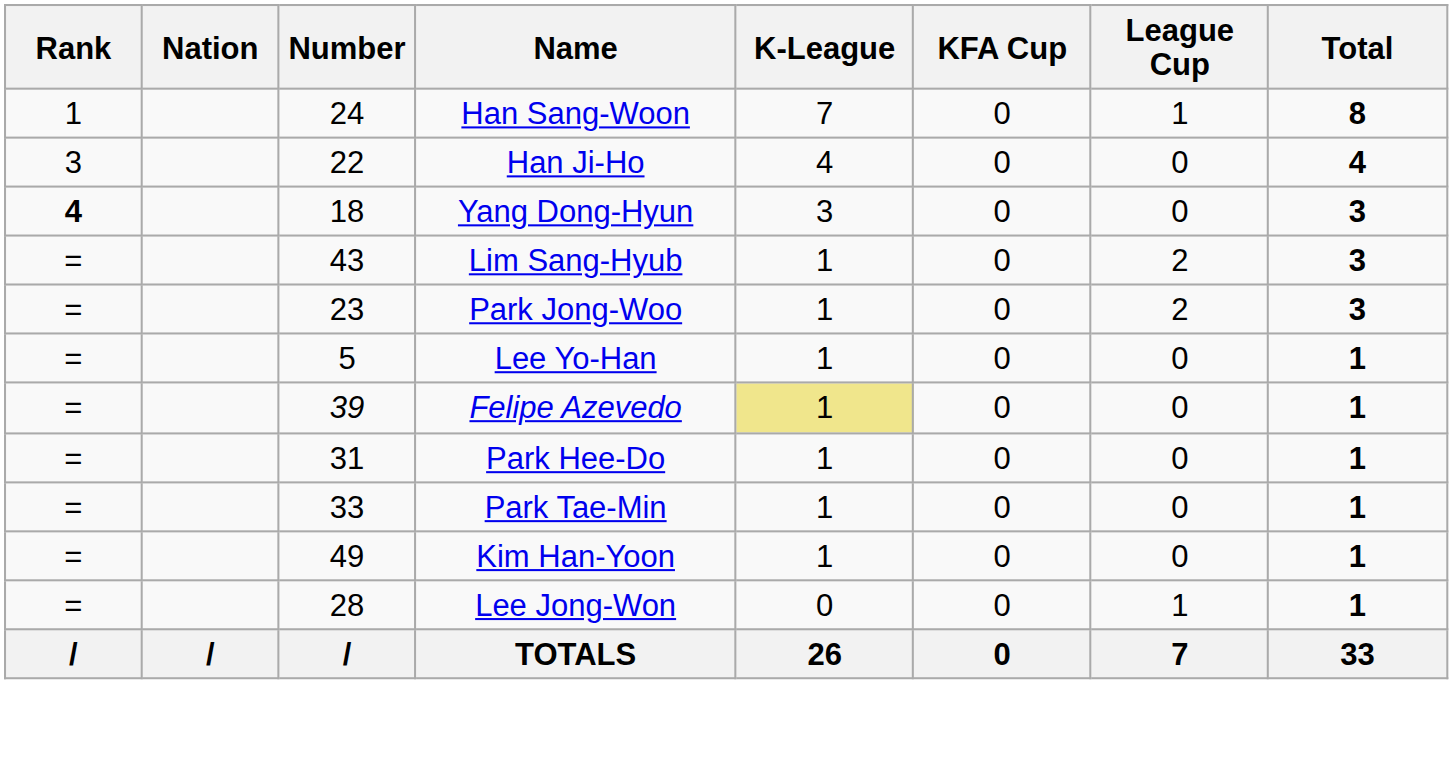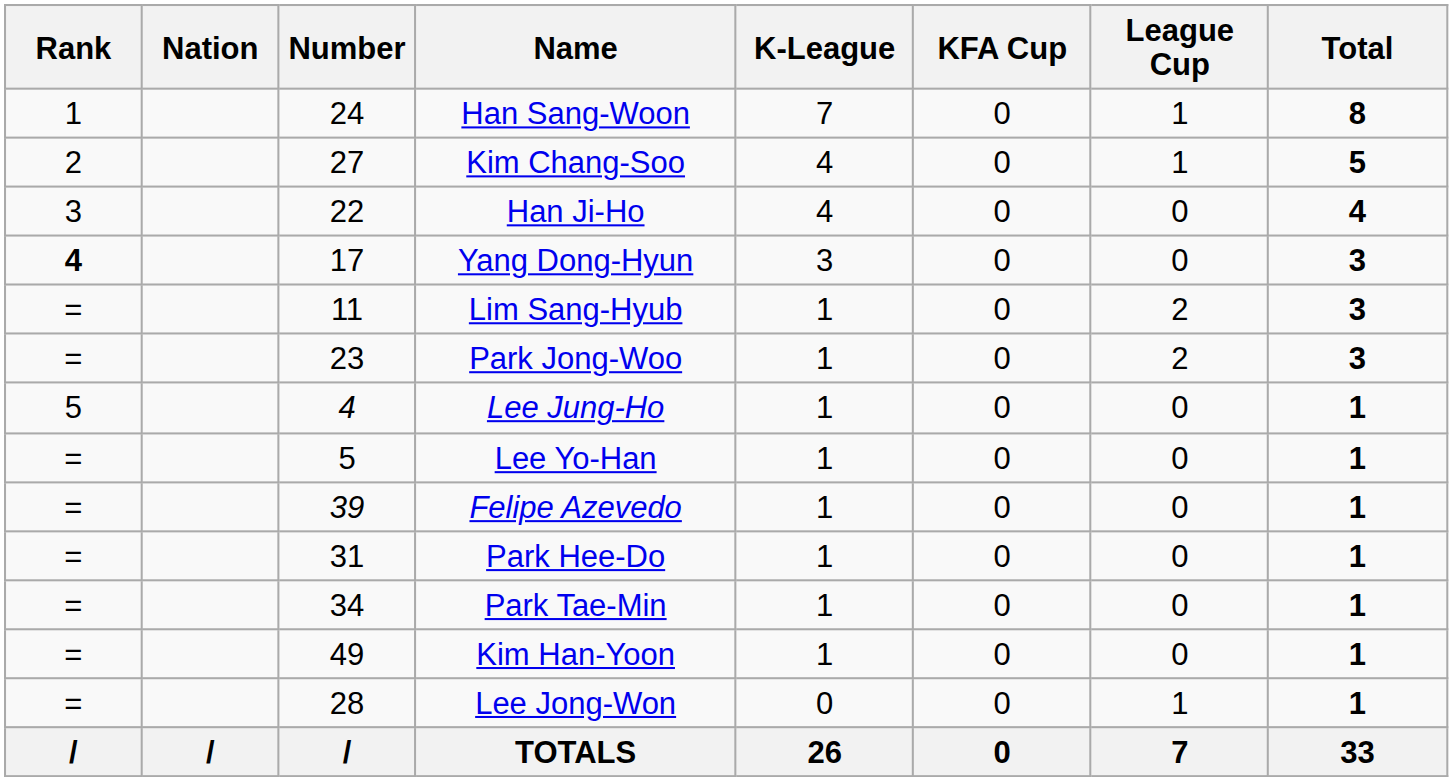+ row: (576, 163)
(347, 212) 18 -> (347, 261) 17
(347, 261) 43 -> (347, 310) 11
+ row: (576, 408)
(825, 408) khaki background -> (825, 506) no background
(347, 506) 33 -> (347, 604) 34
